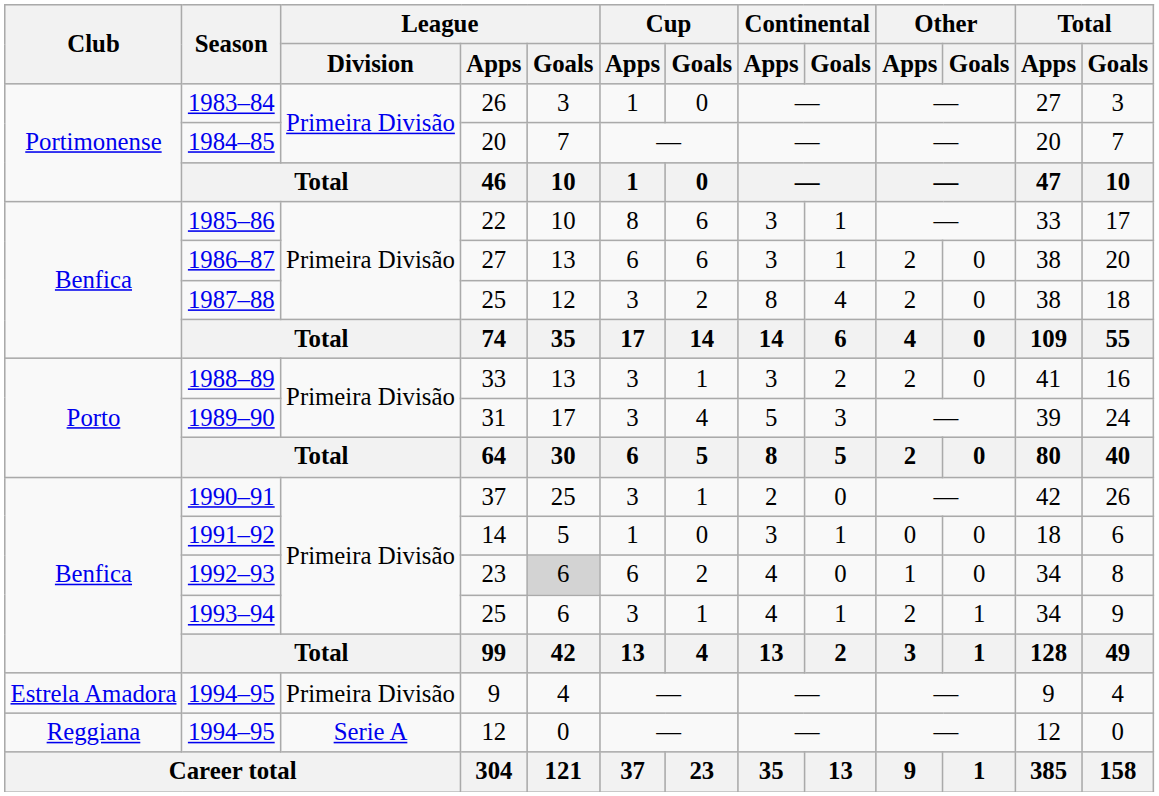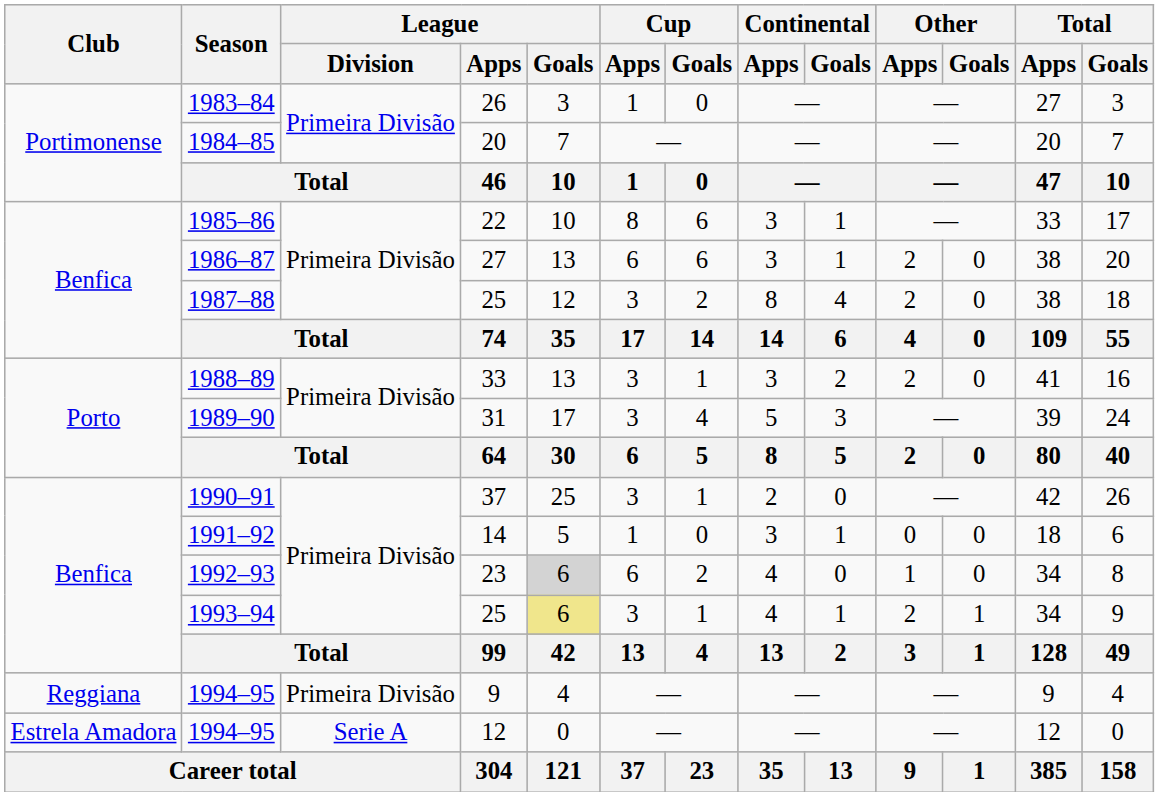(563, 614) no background -> (563, 614) khaki background
(93, 692) Estrela Amadora -> (93, 692) Reggiana
(93, 732) Reggiana -> (93, 732) Estrela Amadora
